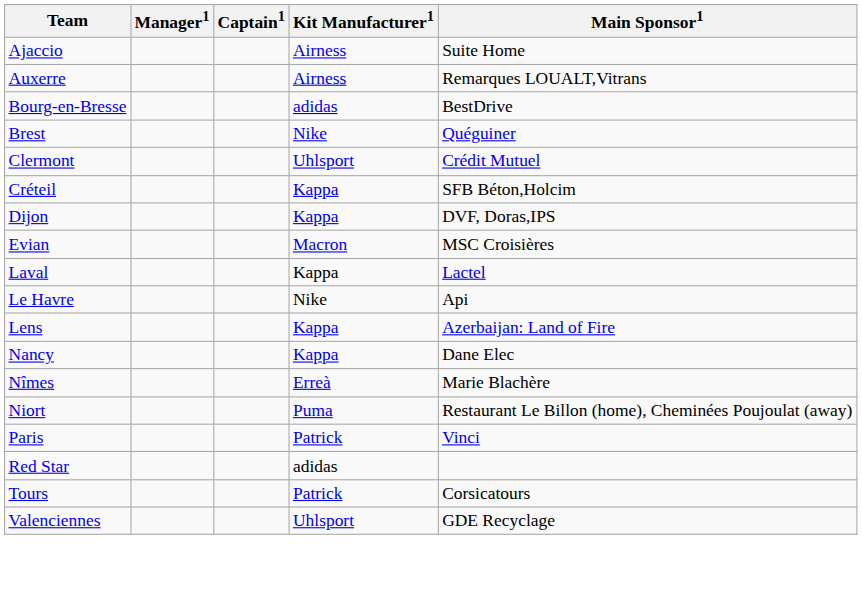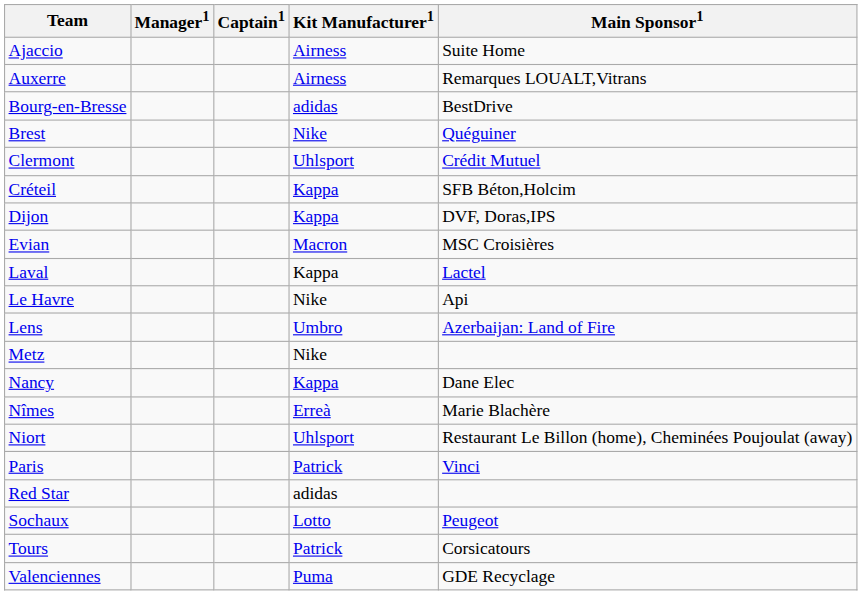(316, 327) Kappa -> (318, 327) Umbro
+ row: (26, 354)
(313, 410) Puma -> (323, 437) Uhlsport
+ row: (39, 520)
(323, 520) Uhlsport -> (313, 576) Puma
